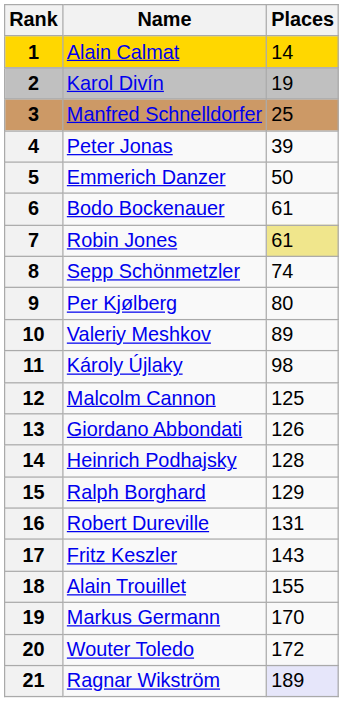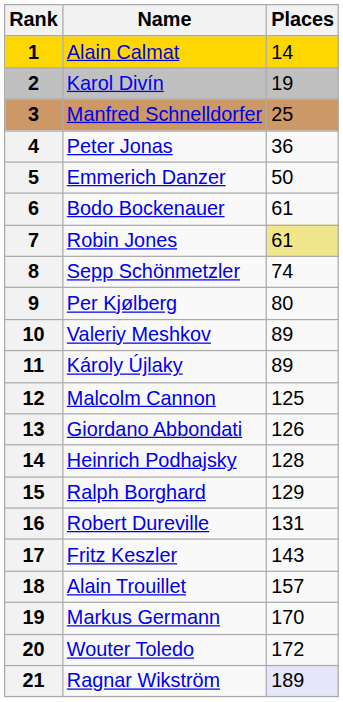(282, 146) 39 -> (282, 146) 36
(282, 366) 98 -> (282, 366) 89
(288, 586) 155 -> (288, 586) 157
